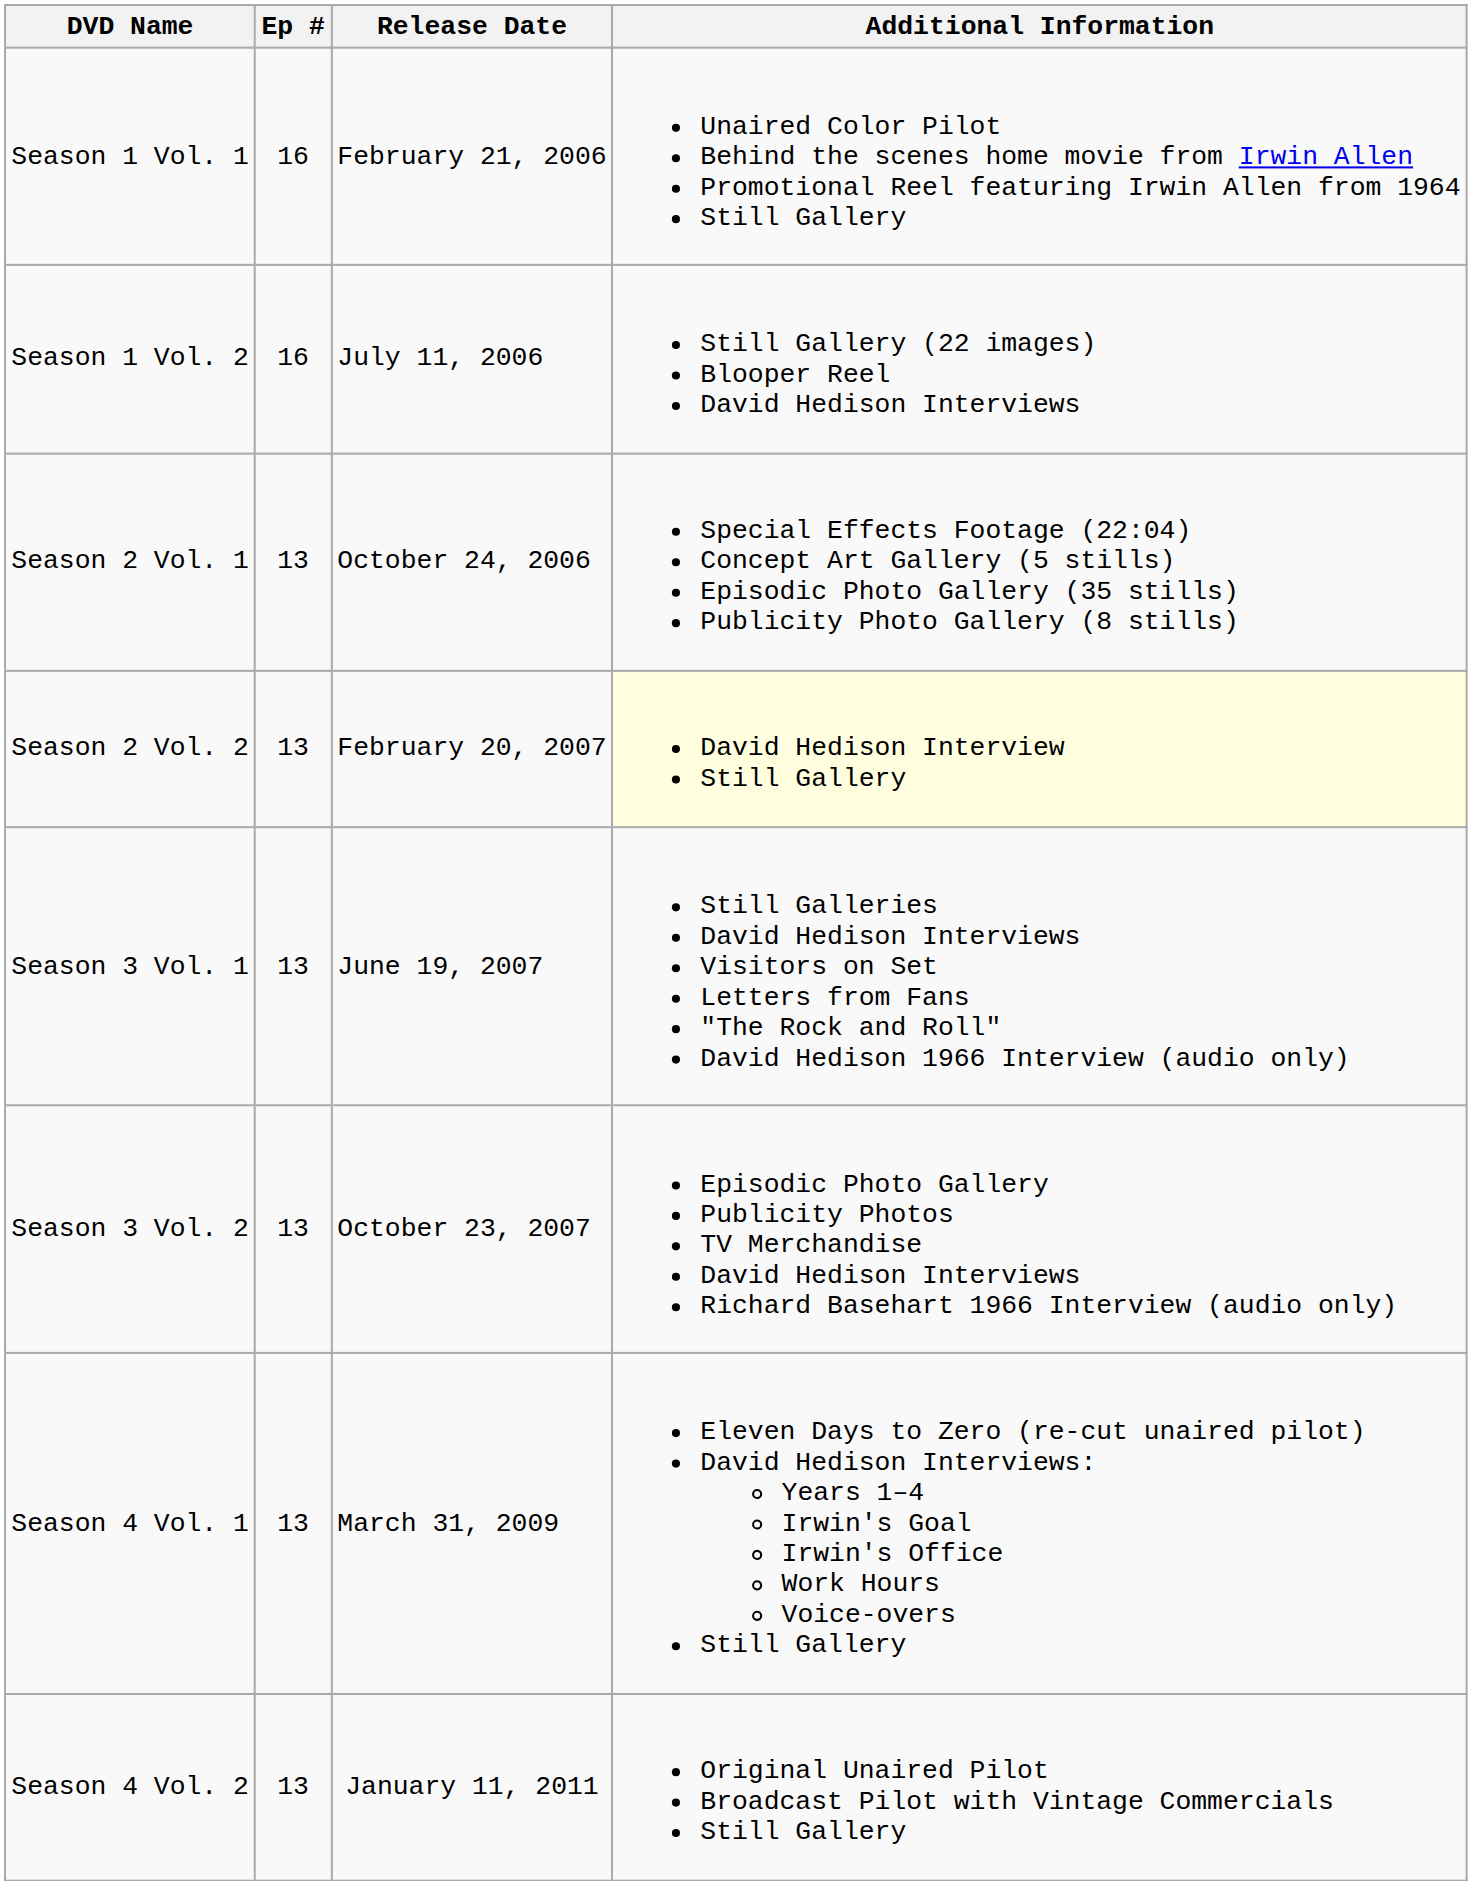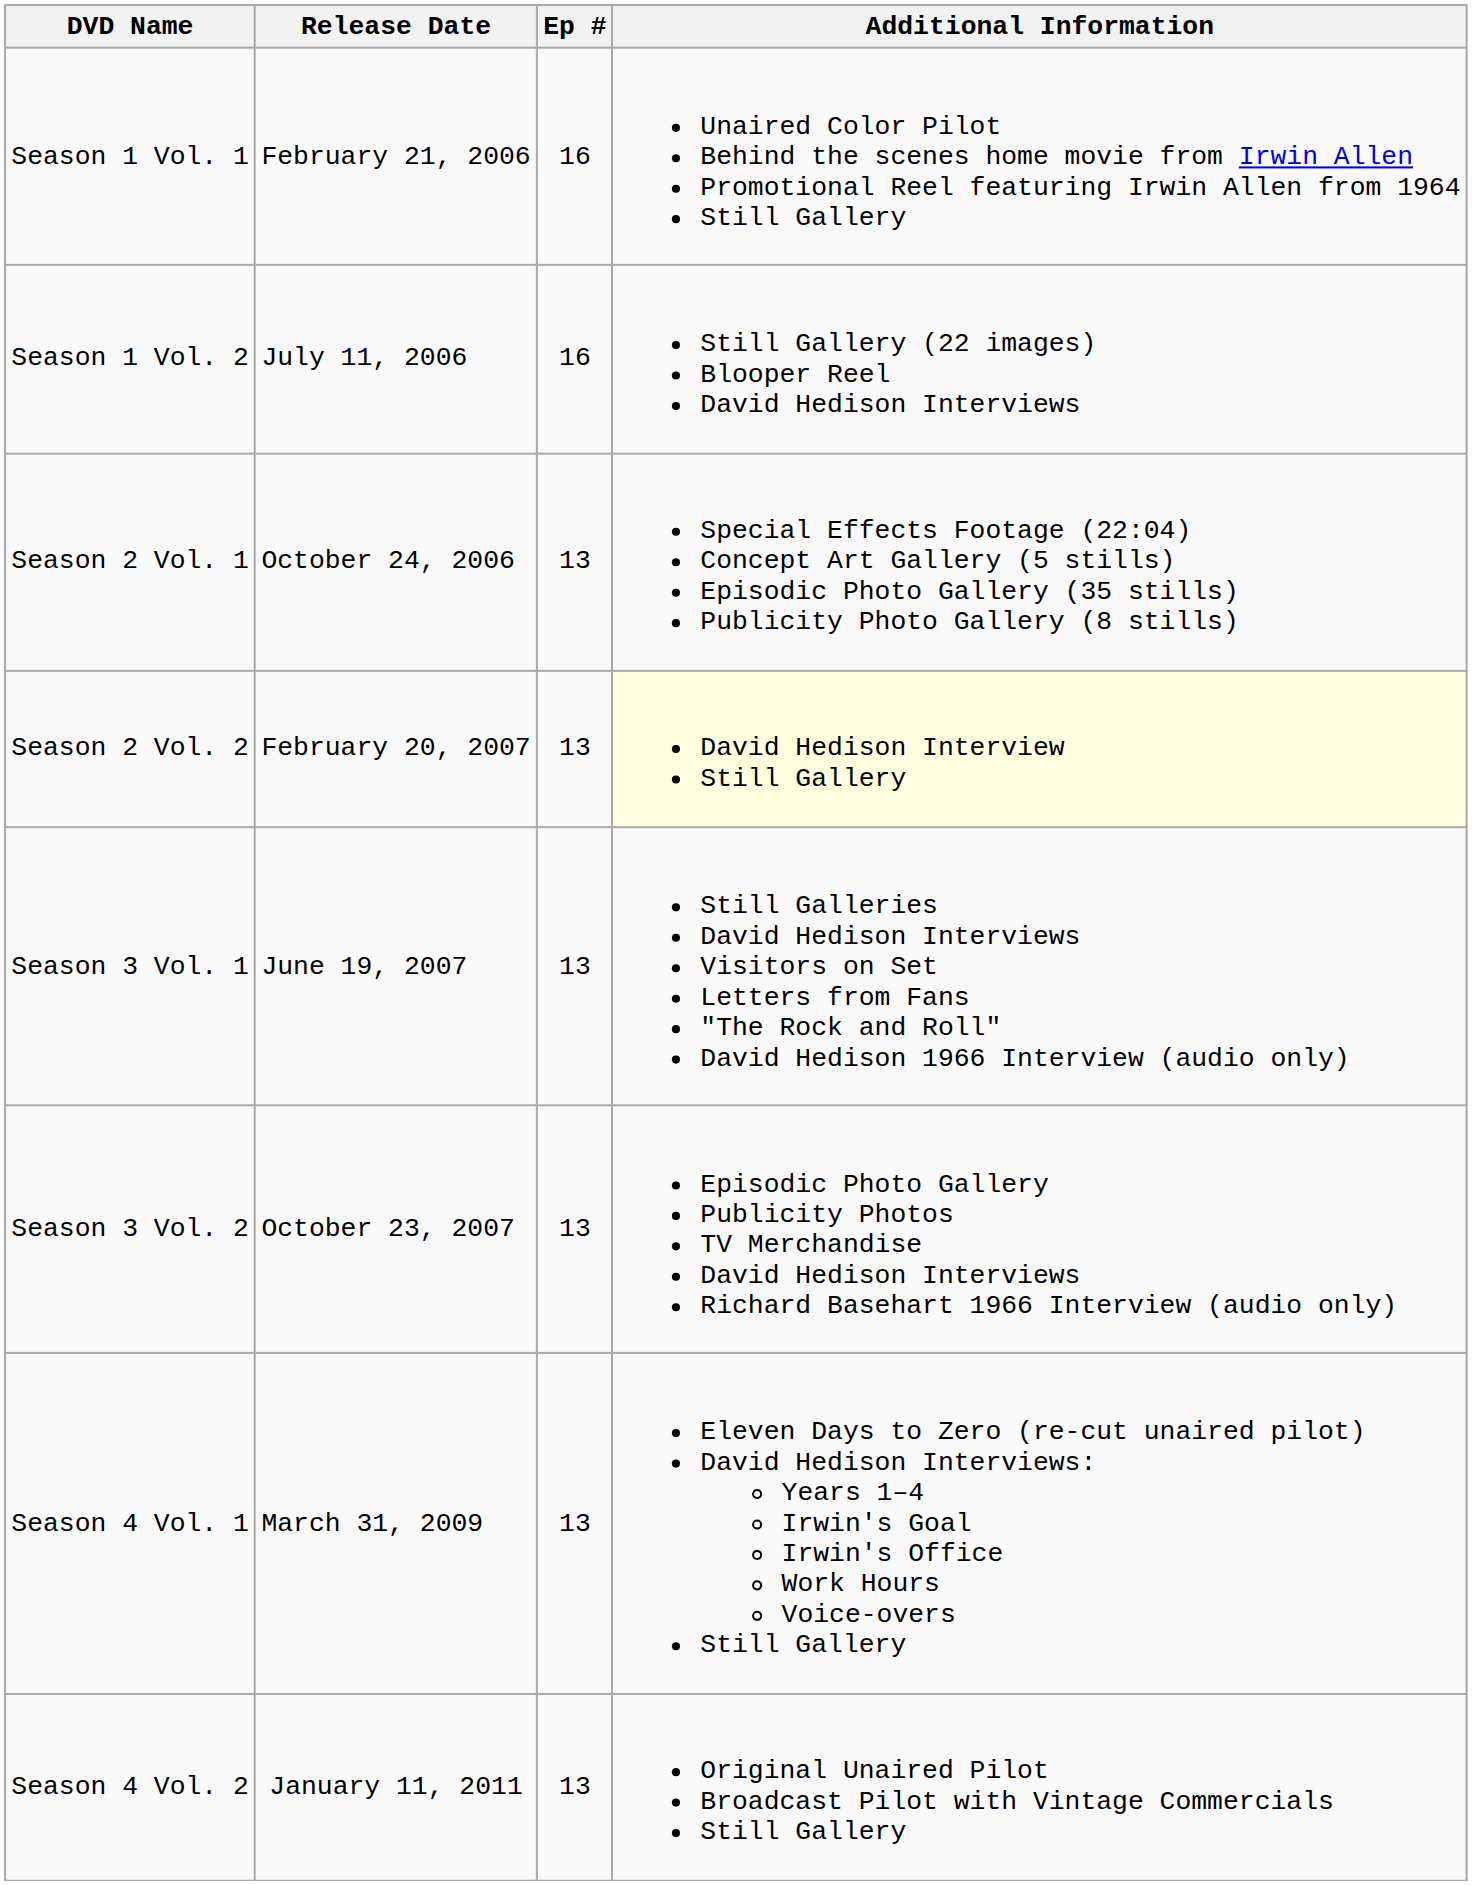columns swapped: (293, 27) <-> (472, 27)
